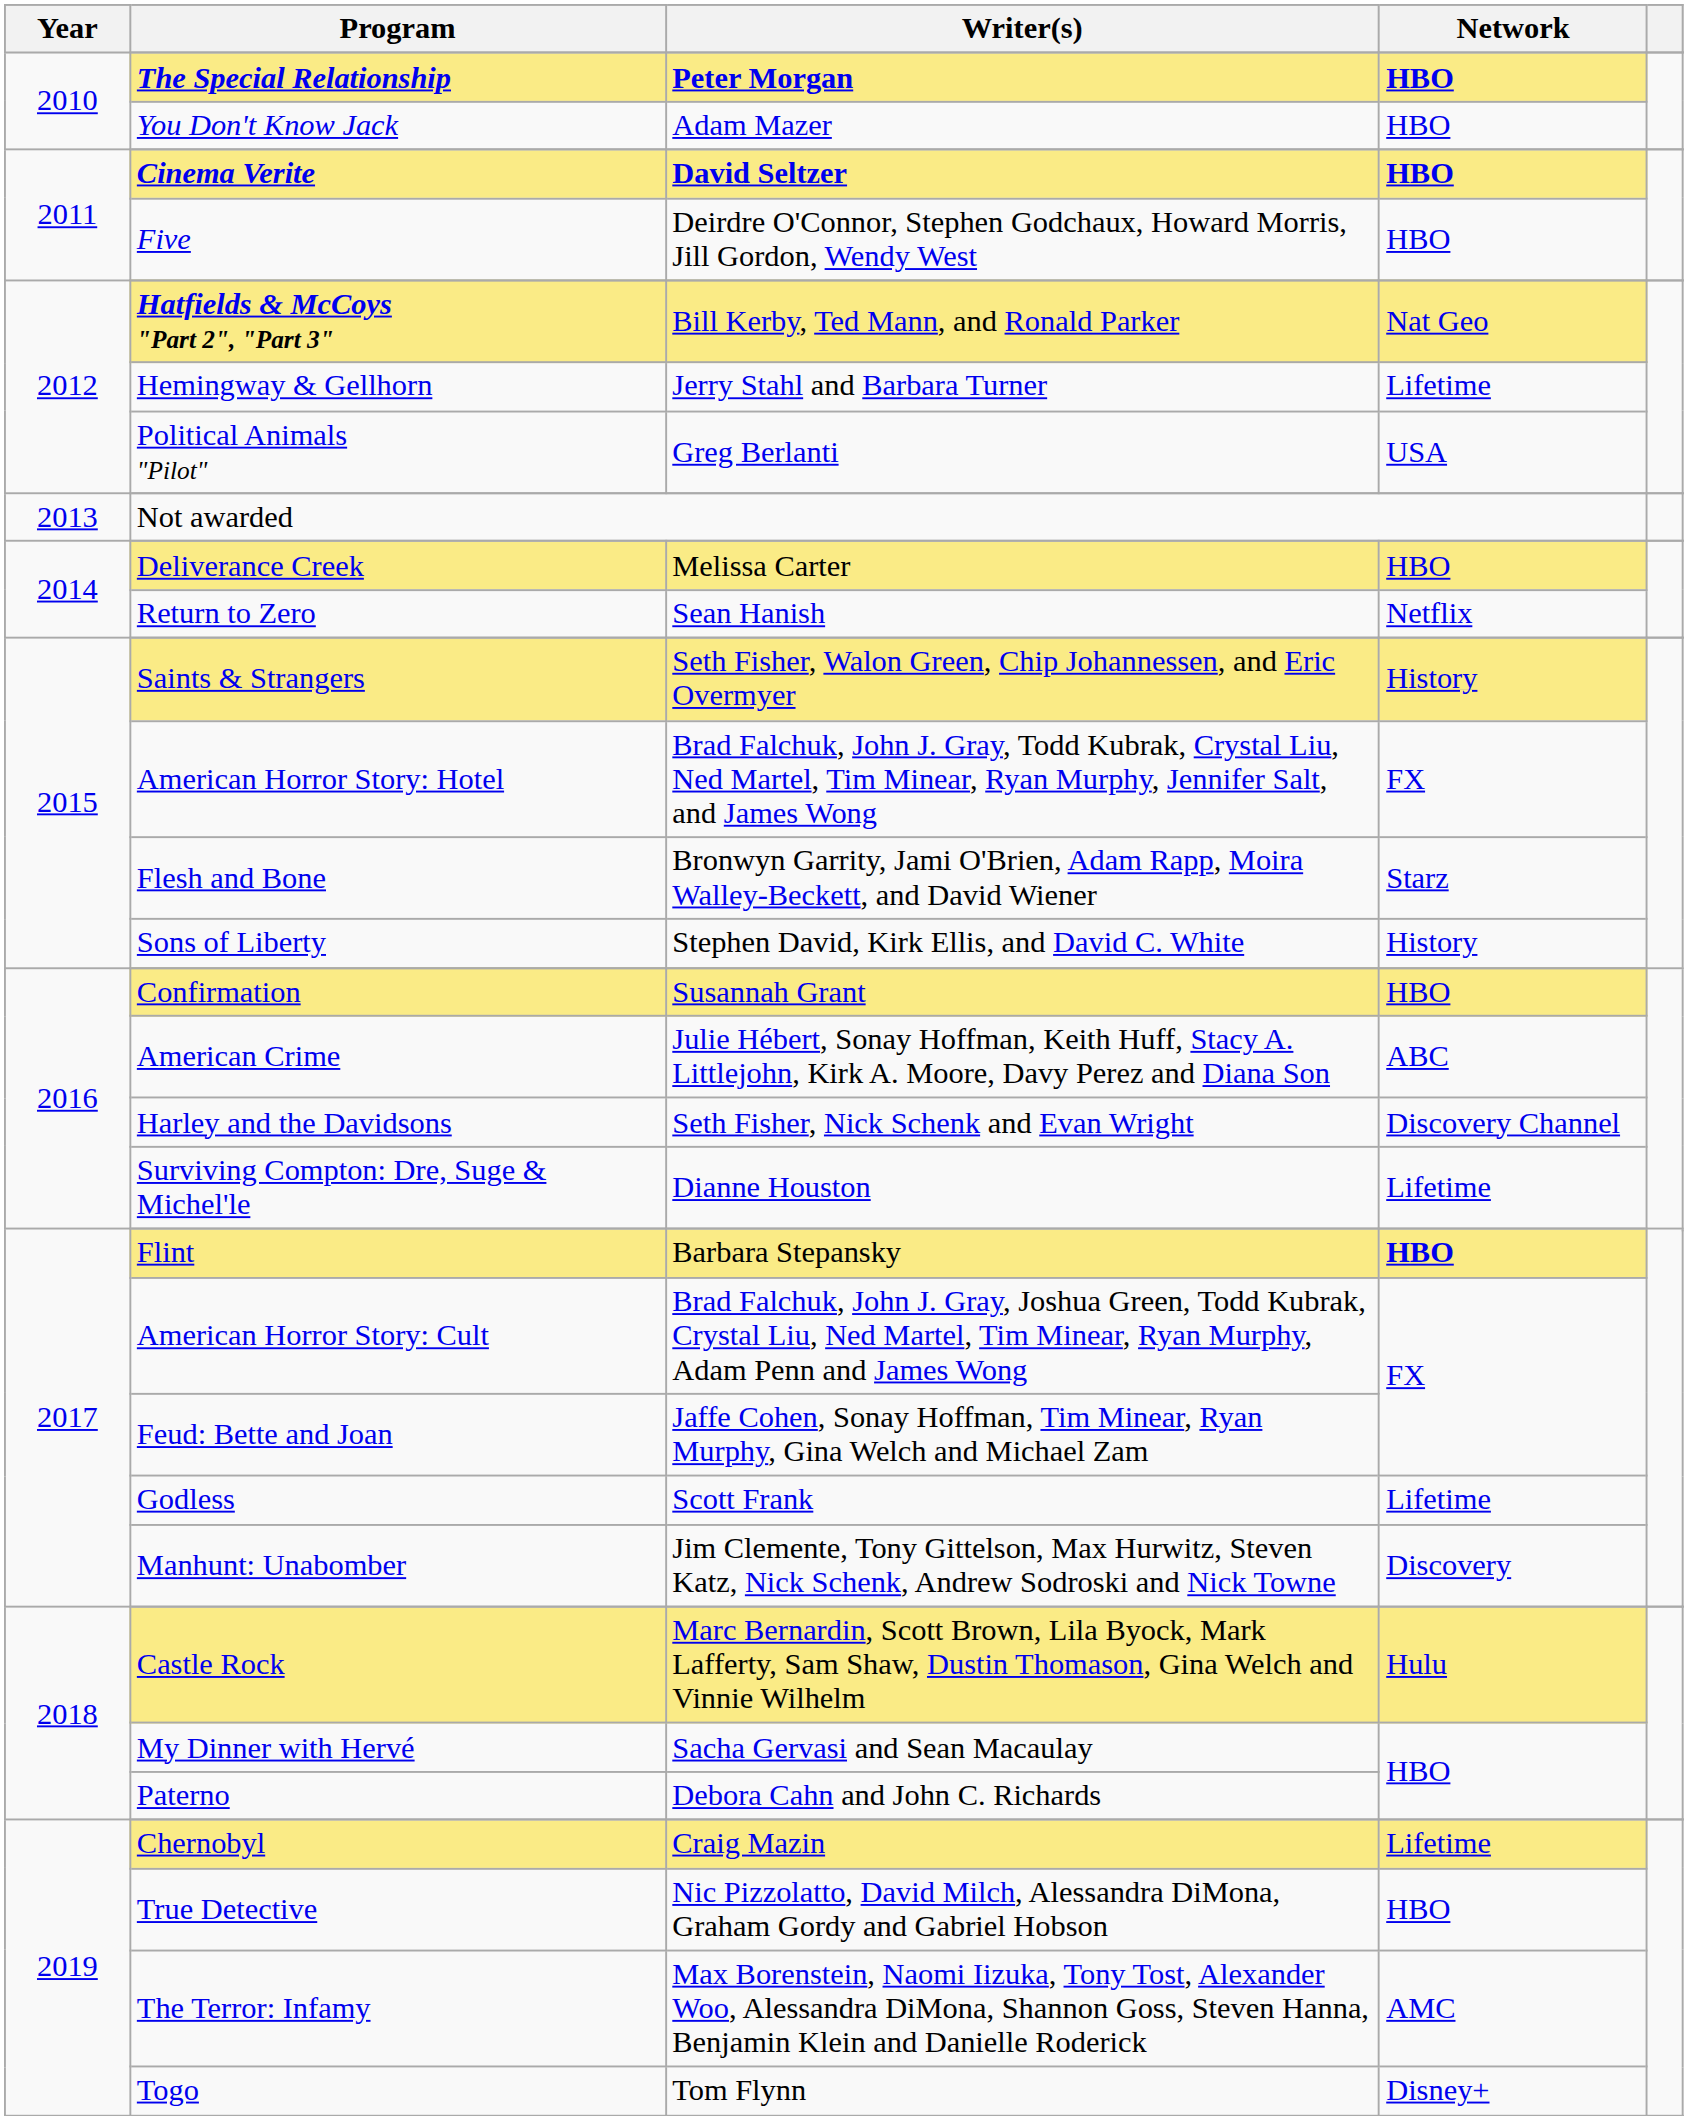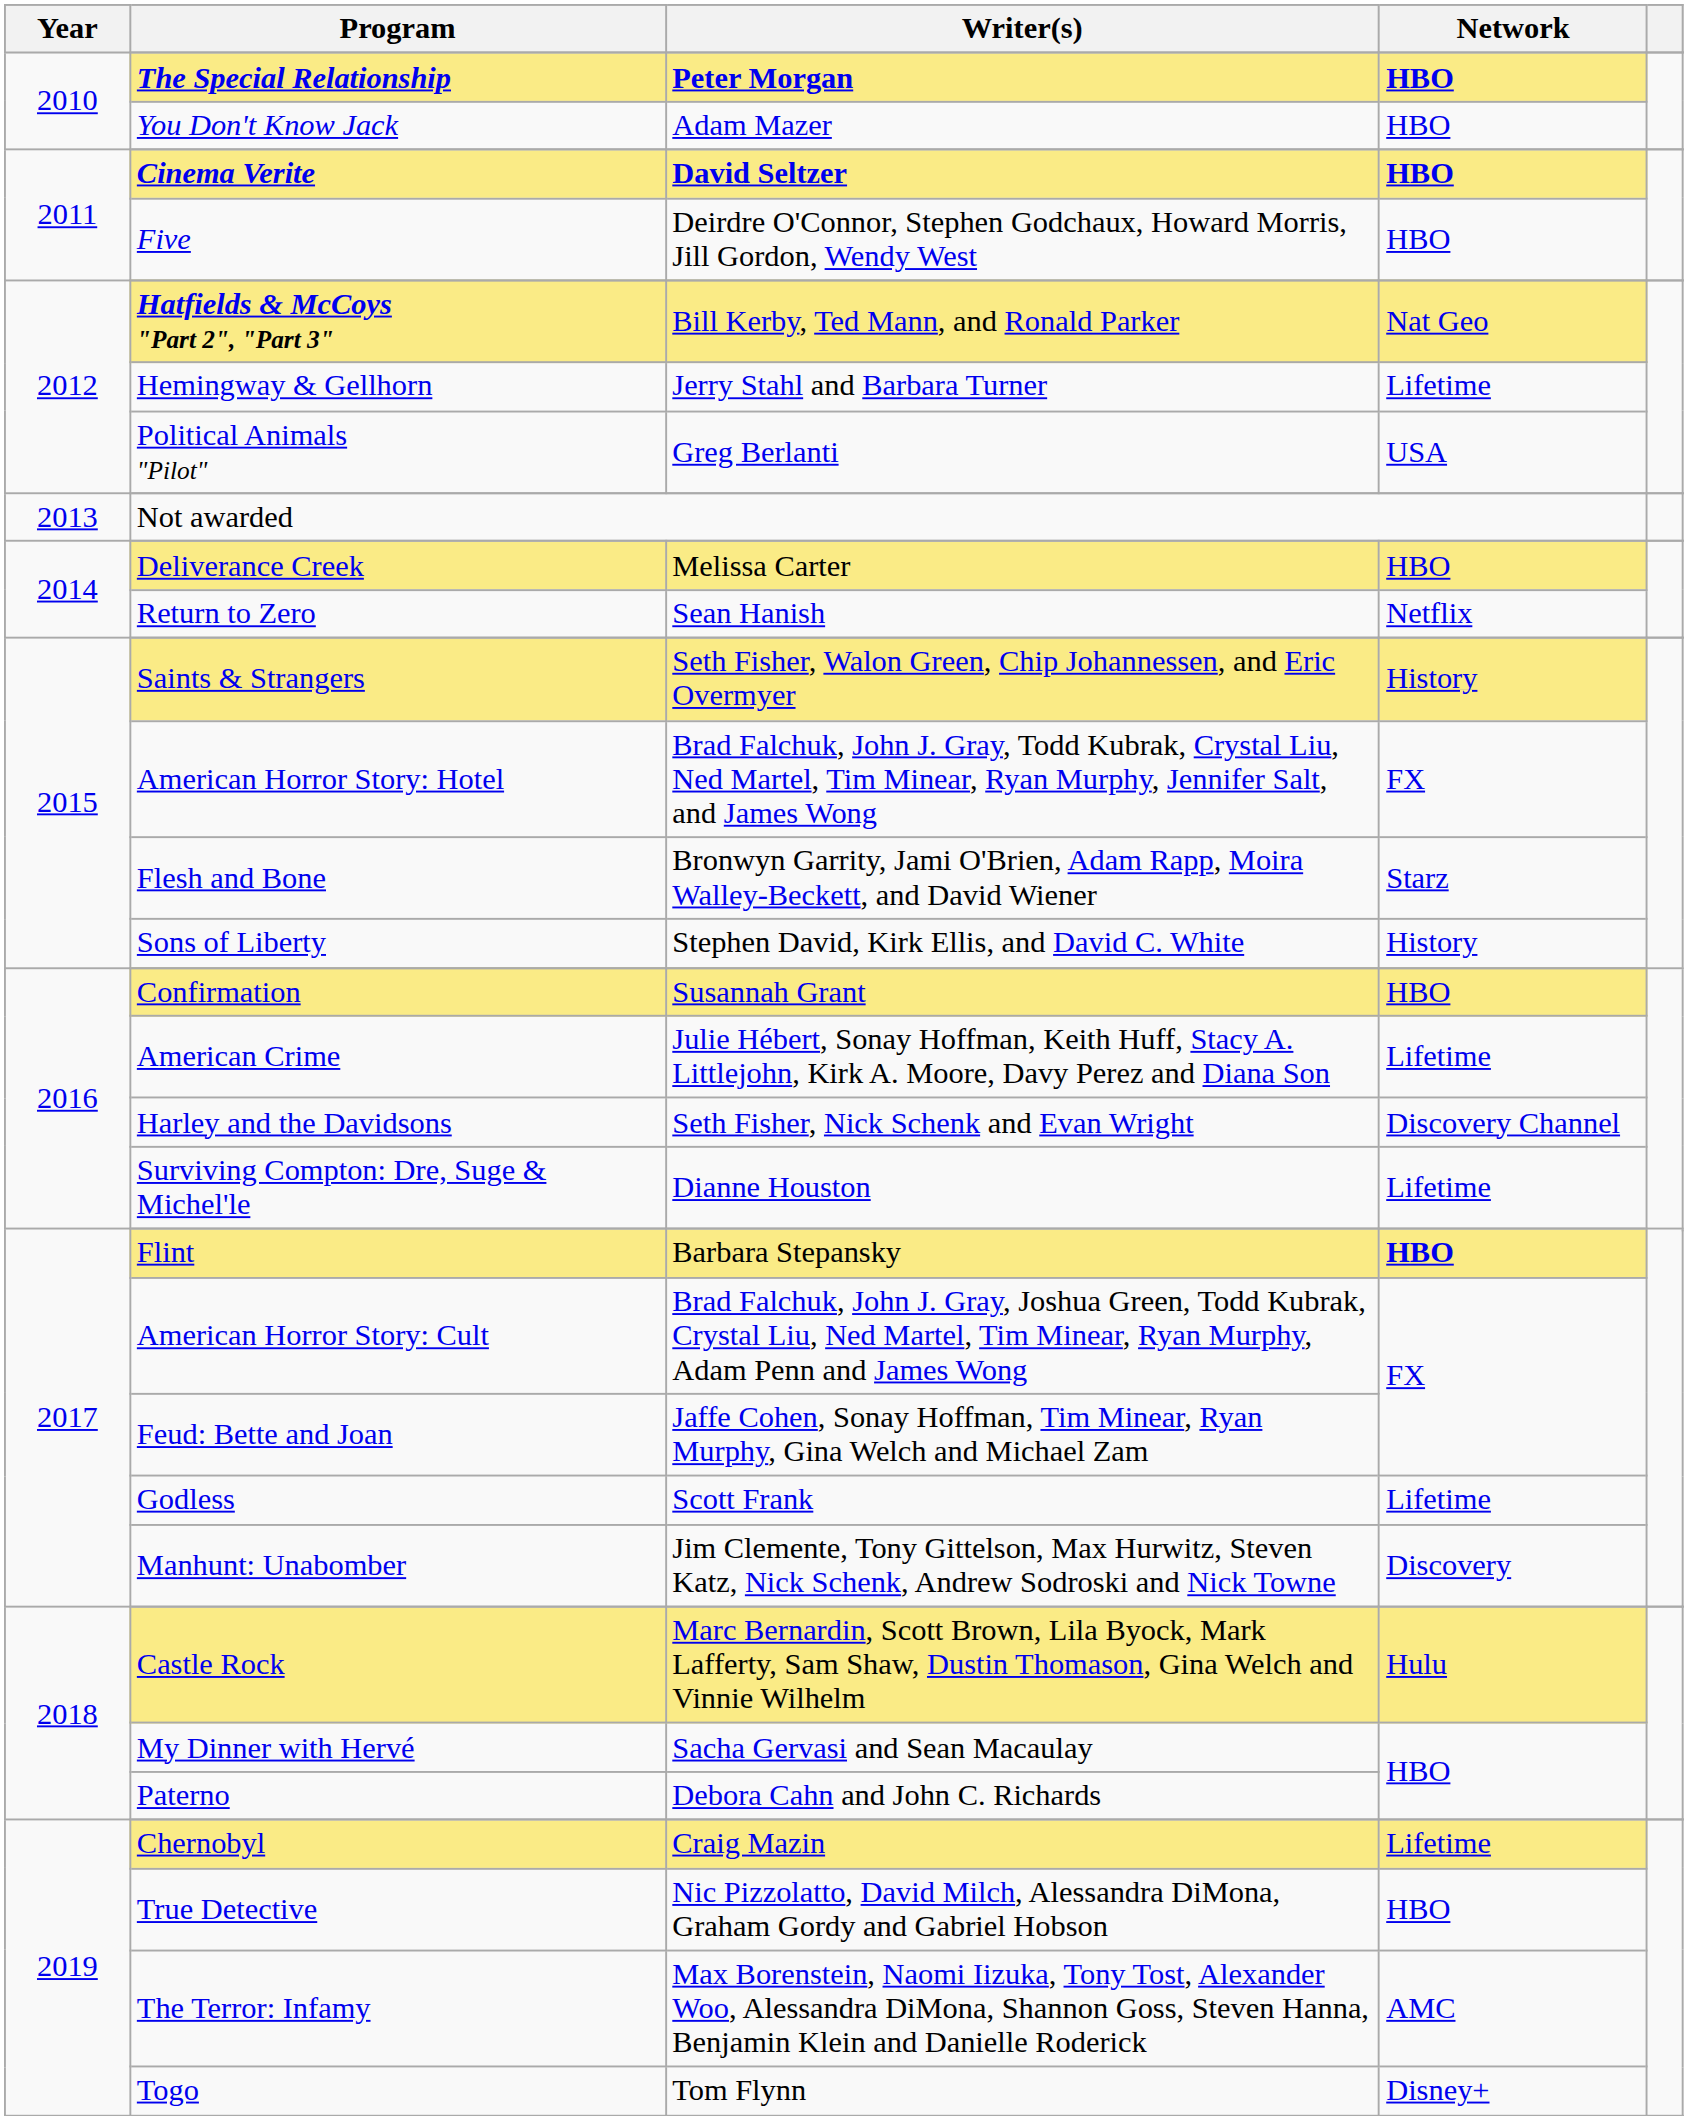(1417, 1056) ABC -> (1439, 1056) Lifetime
